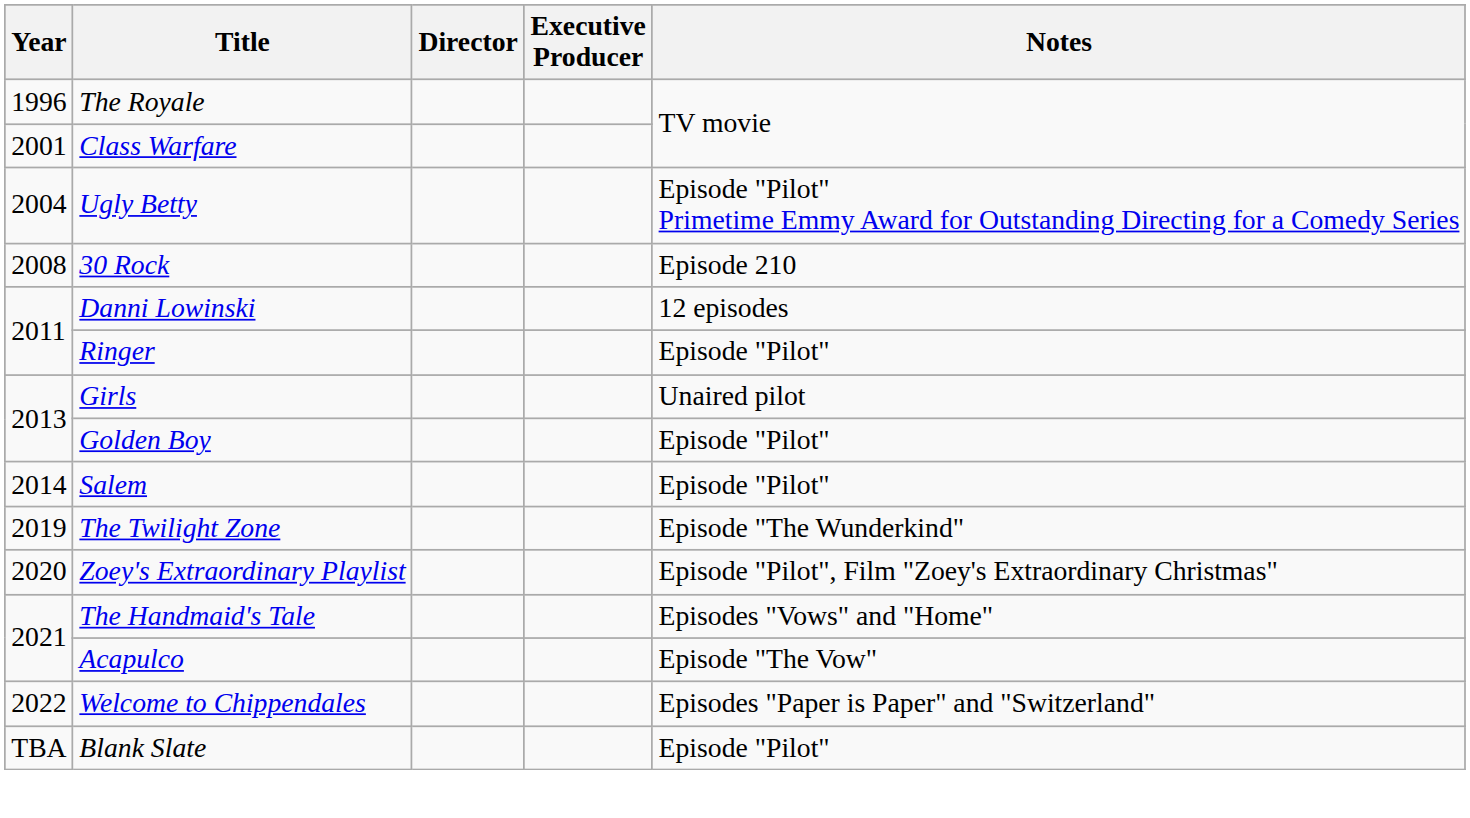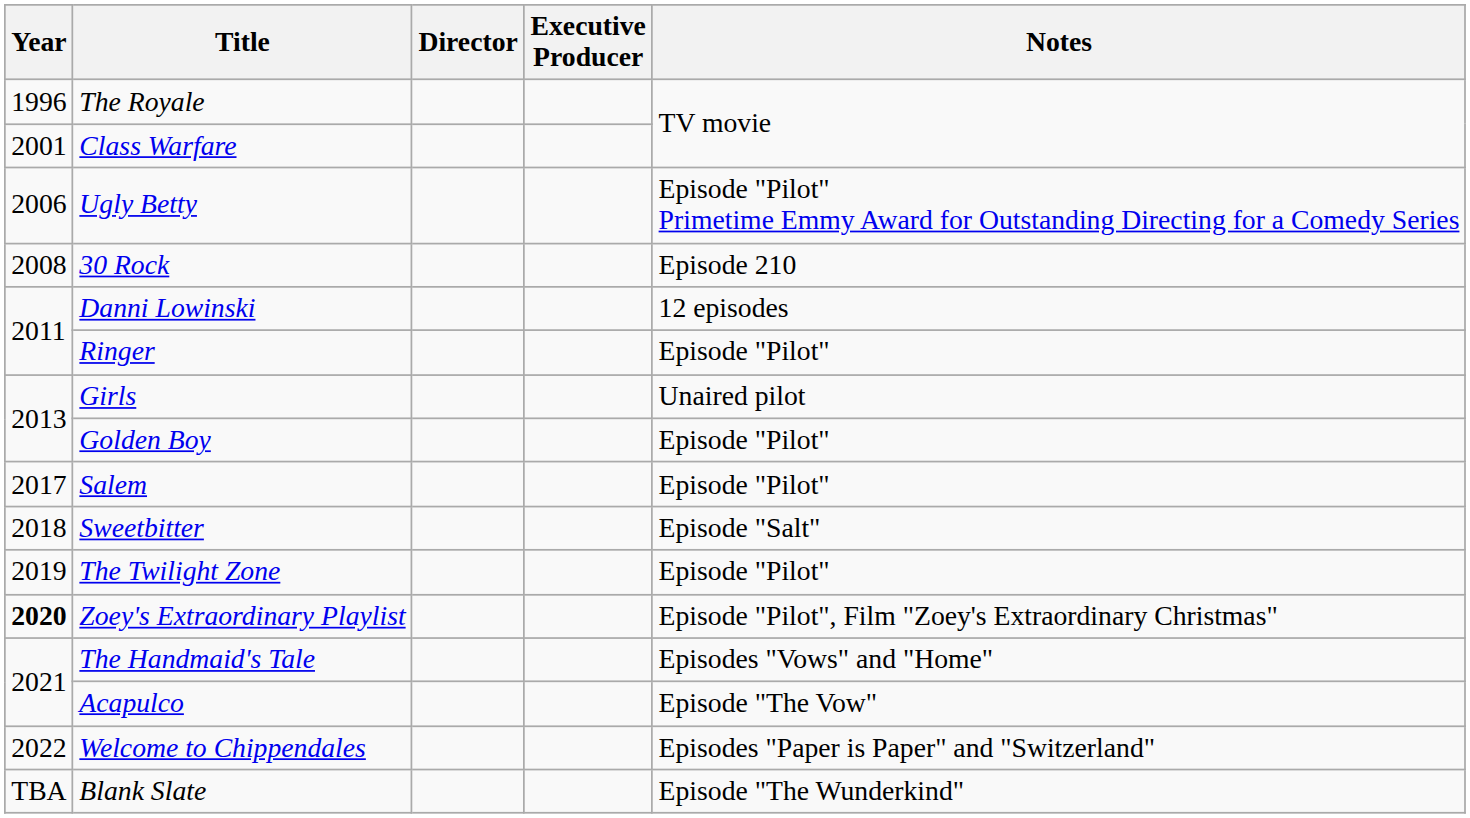(39, 204) 2004 -> (39, 204) 2006
(39, 483) 2014 -> (39, 483) 2017
+ row: (142, 527)
(811, 527) Episode "The Wunderkind" -> (744, 571) Episode "Pilot"
(39, 571) normal -> (39, 615) bold
(744, 747) Episode "Pilot" -> (811, 791) Episode "The Wunderkind"
